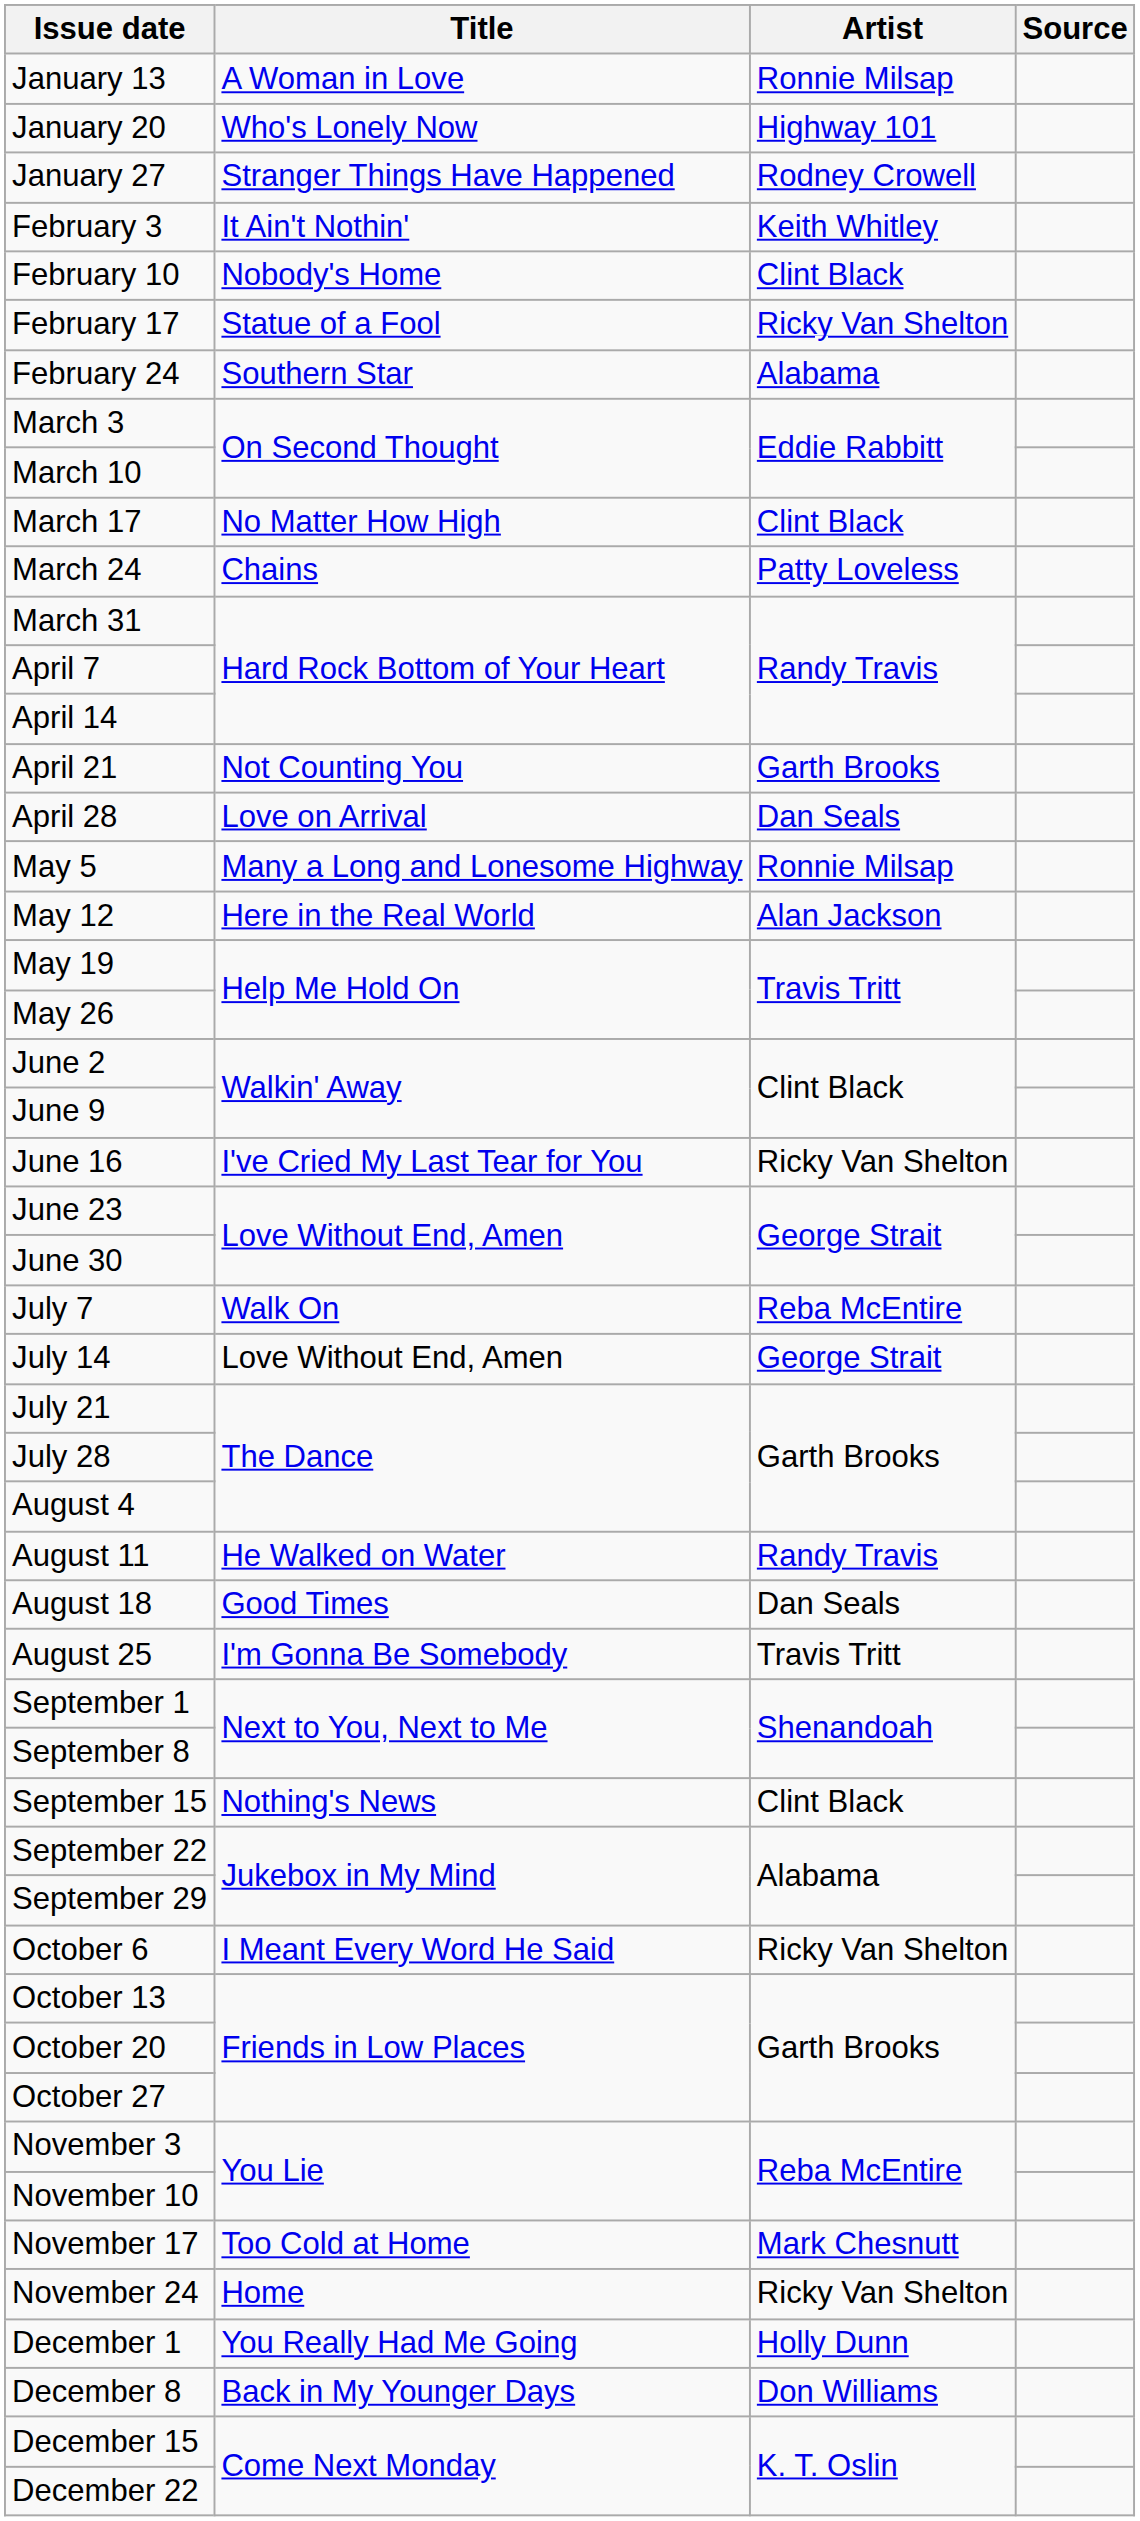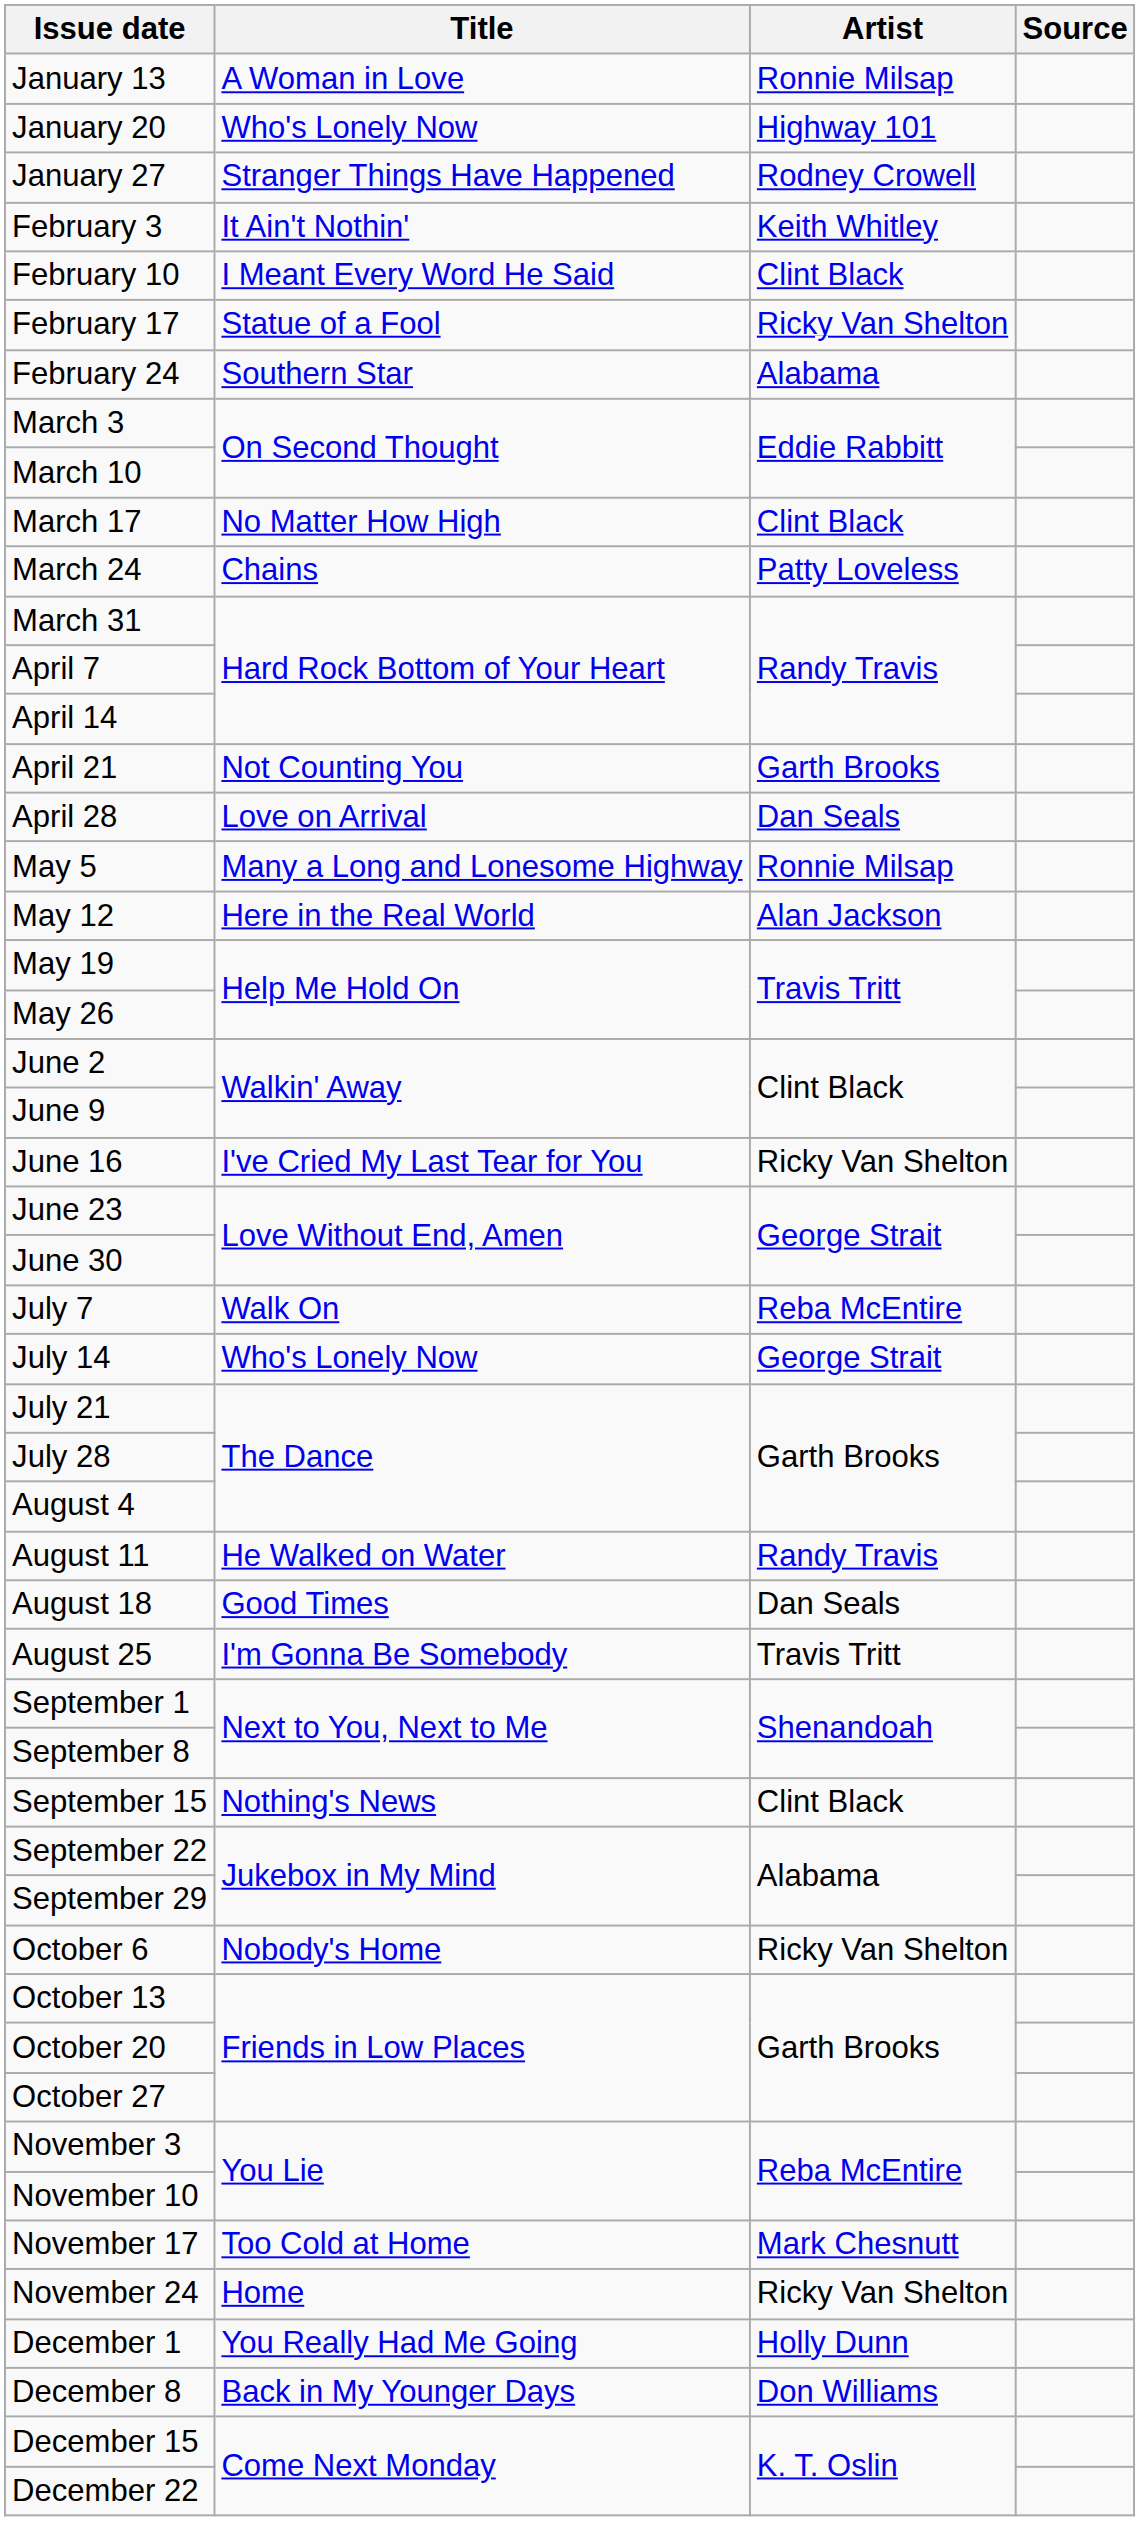(331, 275) Nobody's Home -> (418, 275) I Meant Every Word He Said
(392, 1358) Love Without End, Amen -> (349, 1358) Who's Lonely Now
(418, 1948) I Meant Every Word He Said -> (331, 1948) Nobody's Home
